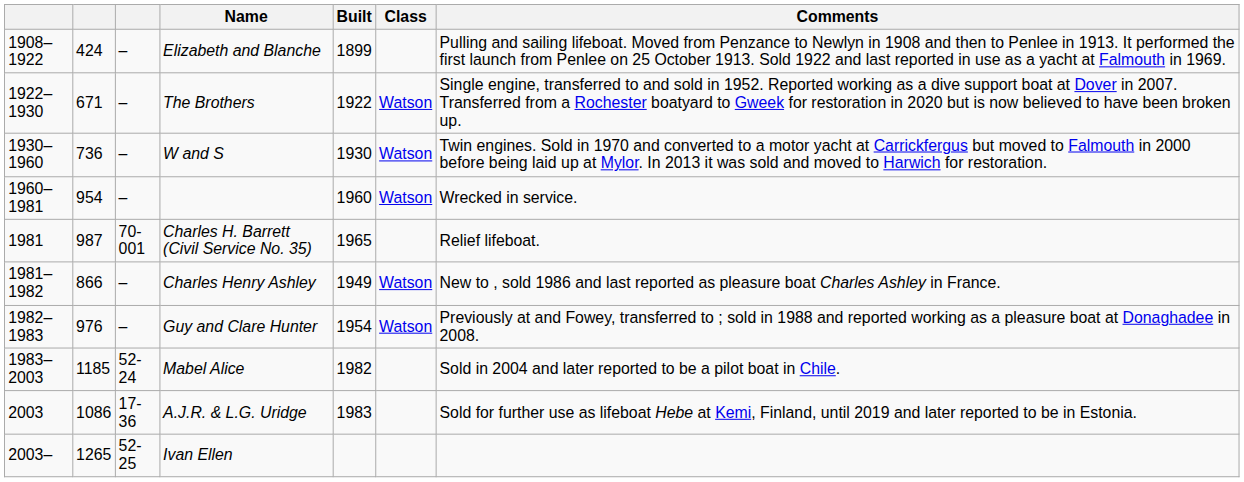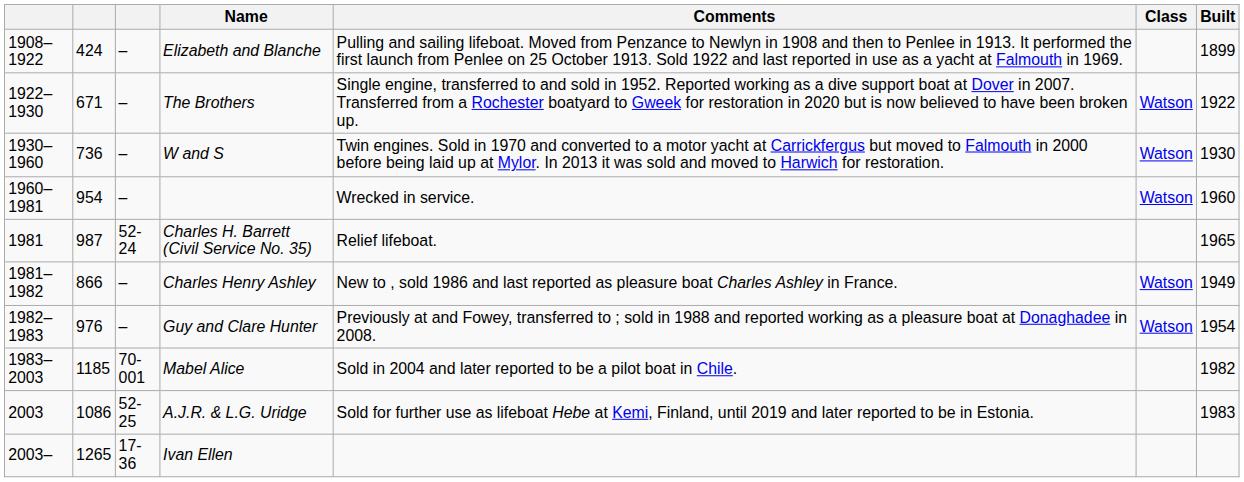columns swapped: (354, 17) <-> (837, 17)
(132, 240) 70-001 -> (130, 240) 52-24
(130, 369) 52-24 -> (132, 369) 70-001
(130, 412) 17-36 -> (130, 412) 52-25
(130, 455) 52-25 -> (130, 455) 17-36
